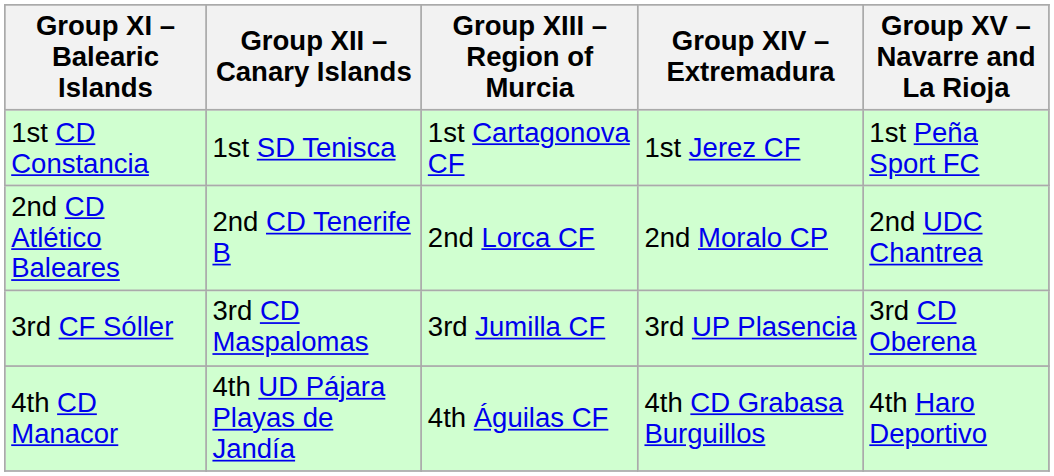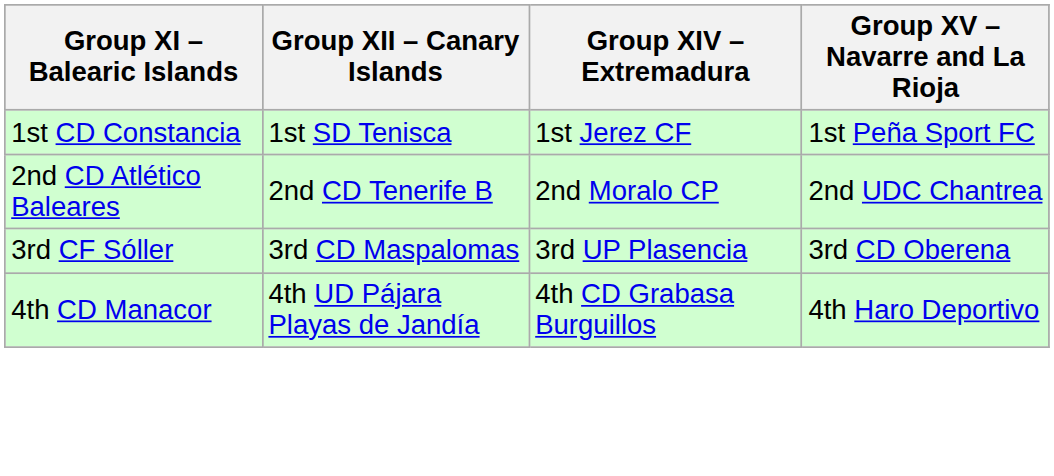- column: (530, 57)
